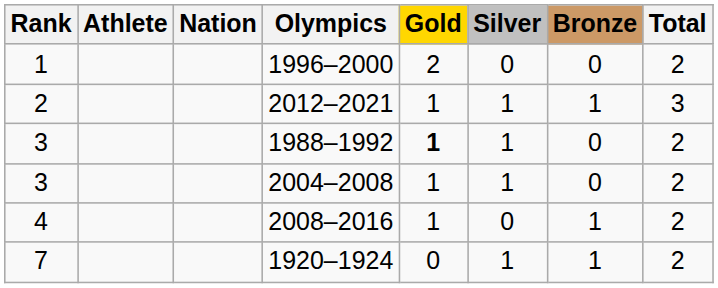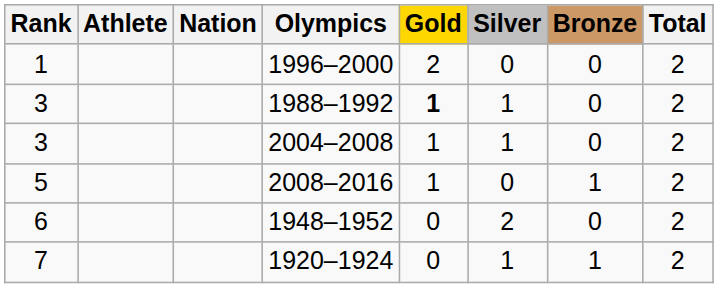- row: (331, 103)
(41, 222) 4 -> (41, 182) 5
+ row: (331, 222)
